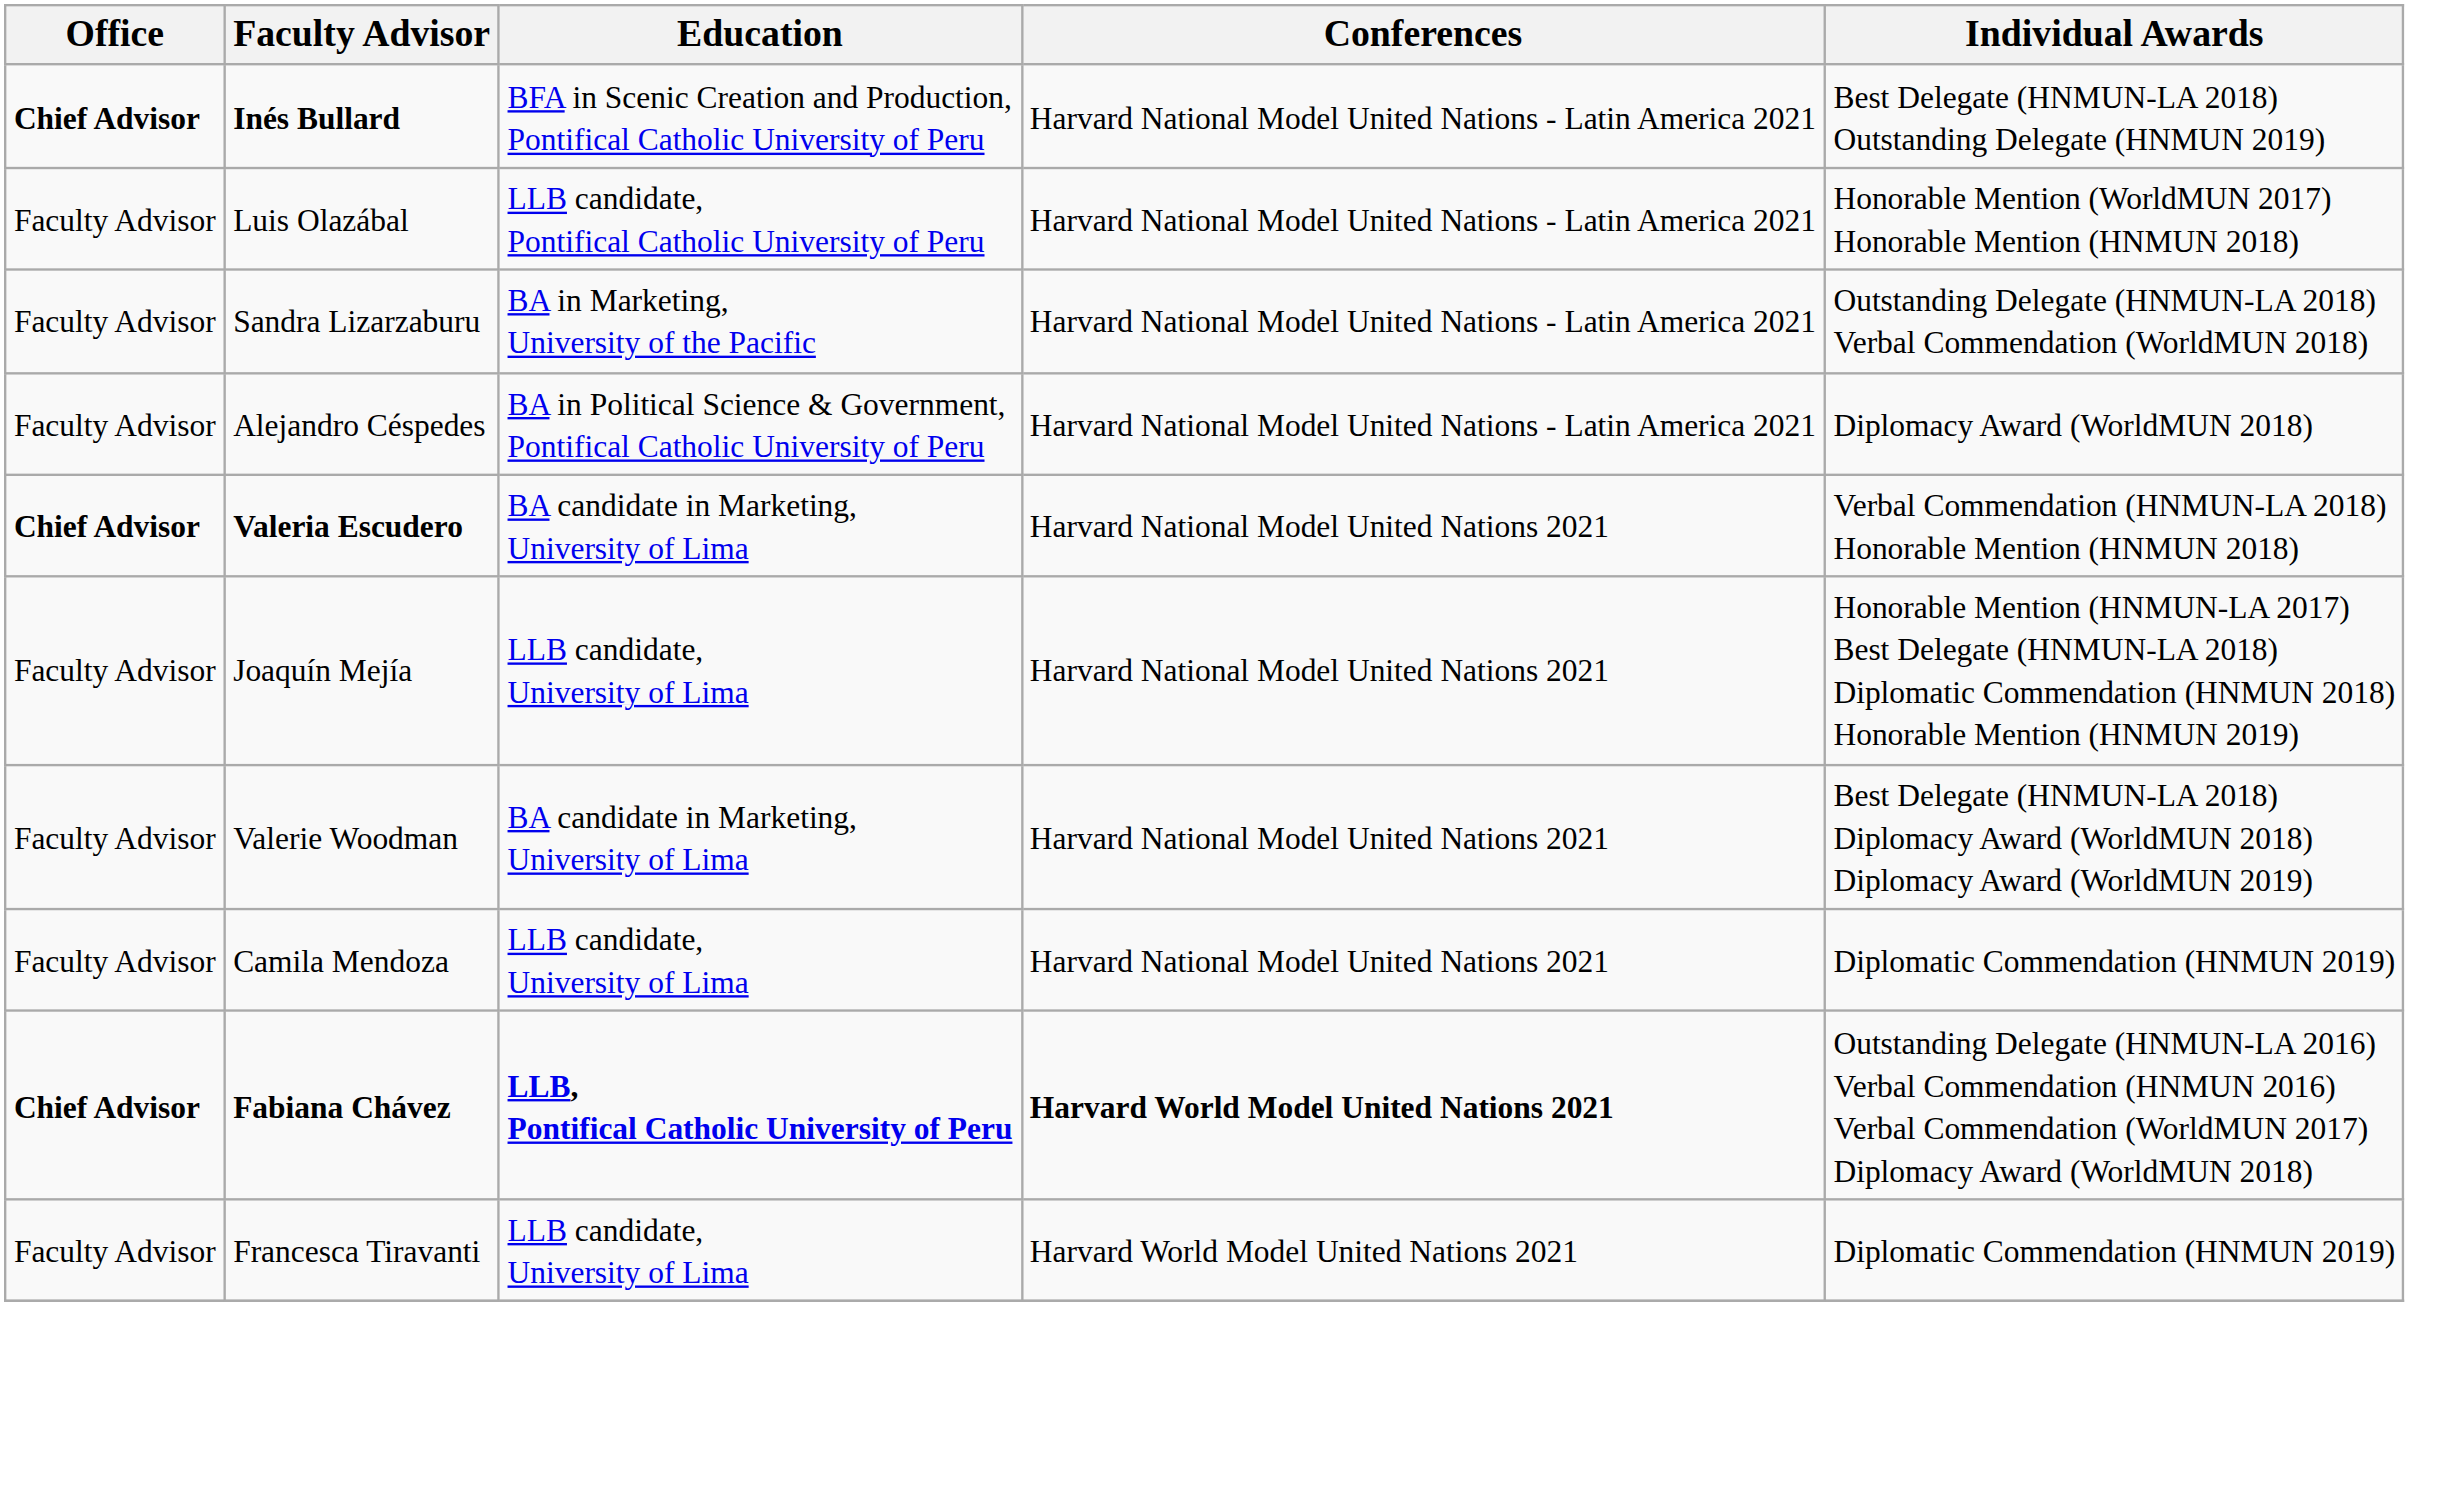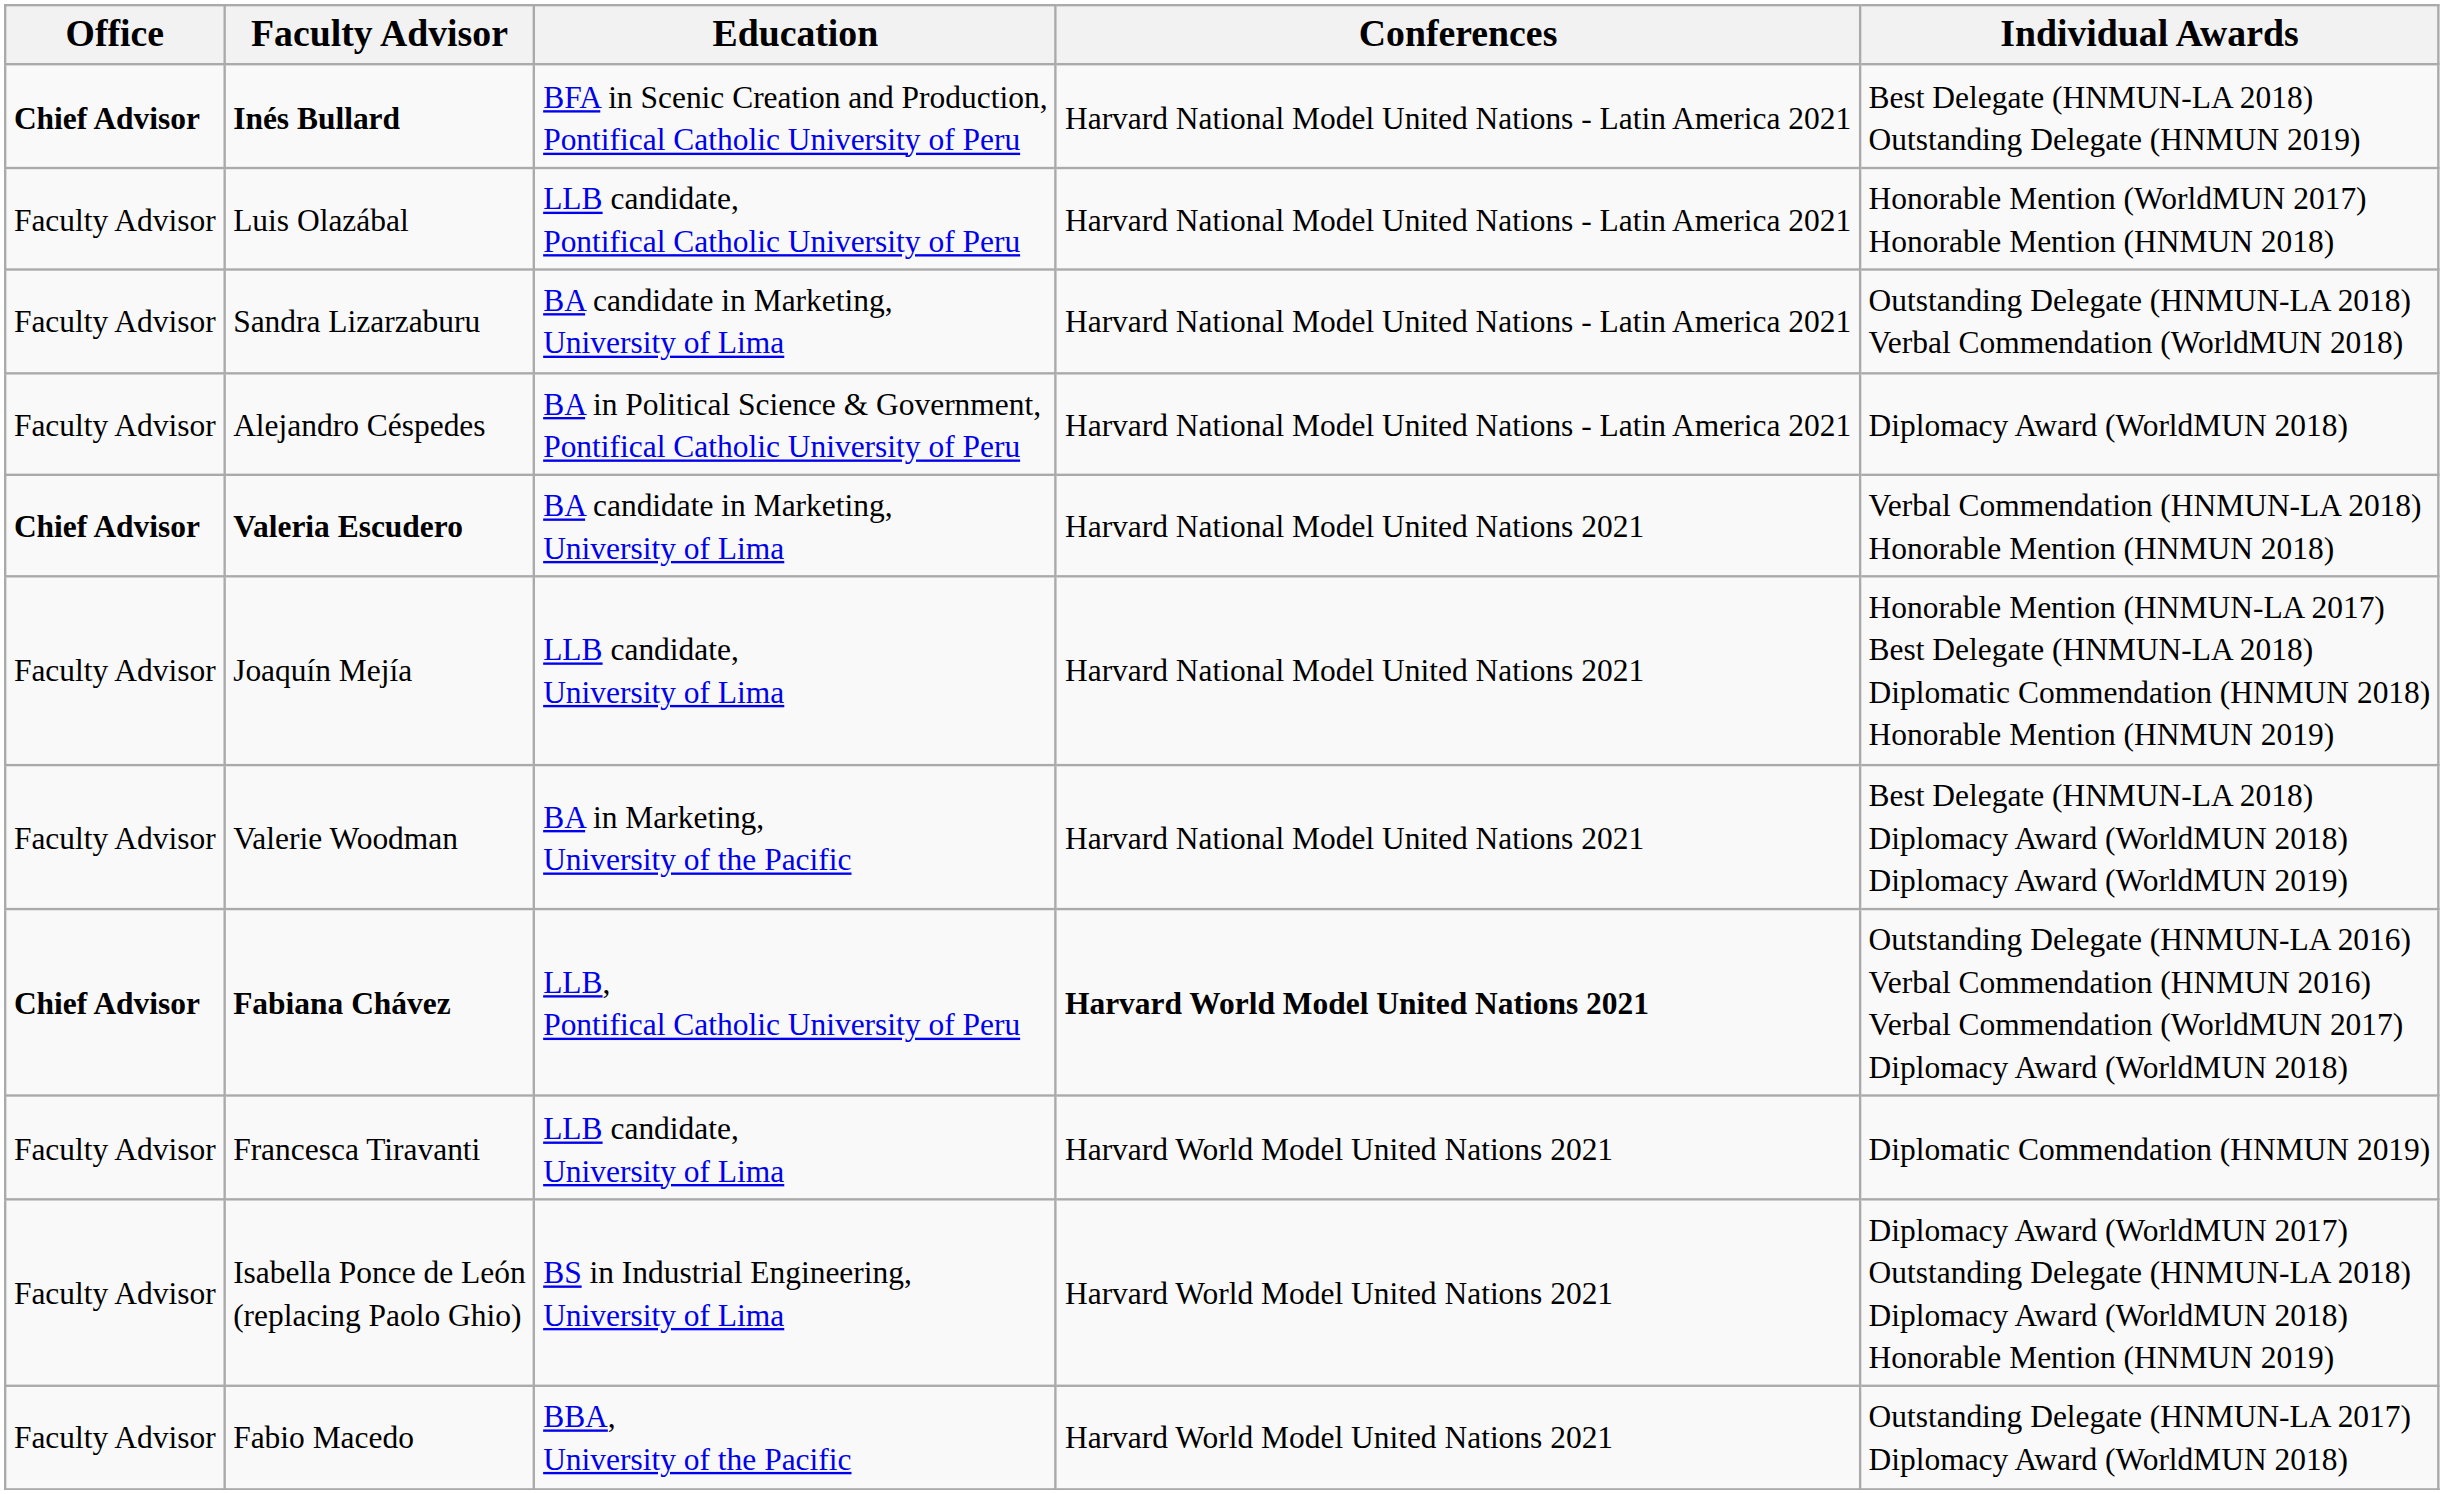(662, 322) BA in Marketing, University of the Pacific -> (718, 322) BA candidate in Marketing, University of Lima
(682, 838) BA candidate in Marketing, University of Lima -> (697, 838) BA in Marketing, University of the Pacific
- row: (341, 961)
(760, 1104) bold -> (782, 1004) normal
+ row: (379, 1294)
+ row: (324, 1438)
